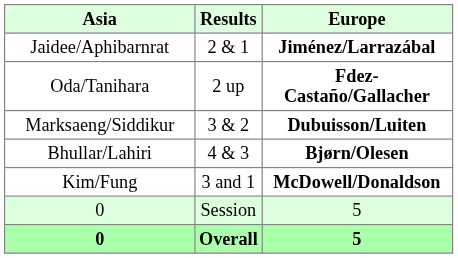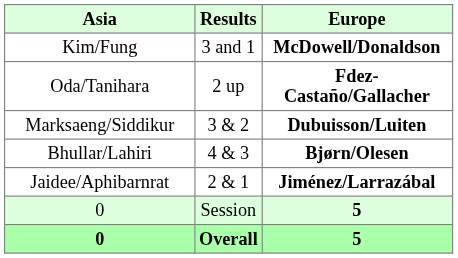rows swapped: (100, 47) <-> (100, 181)
(357, 210) normal -> (357, 210) bold
